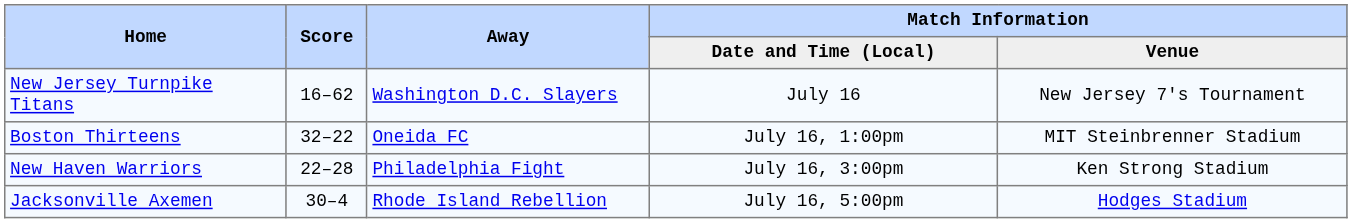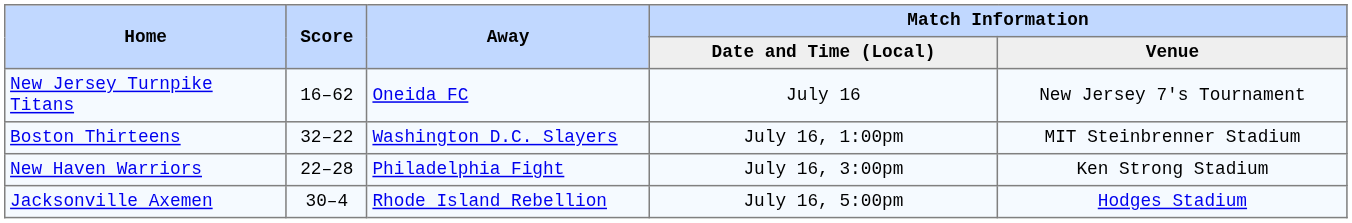(495, 95) Washington D.C. Slayers -> (420, 95) Oneida FC
(420, 138) Oneida FC -> (495, 138) Washington D.C. Slayers
